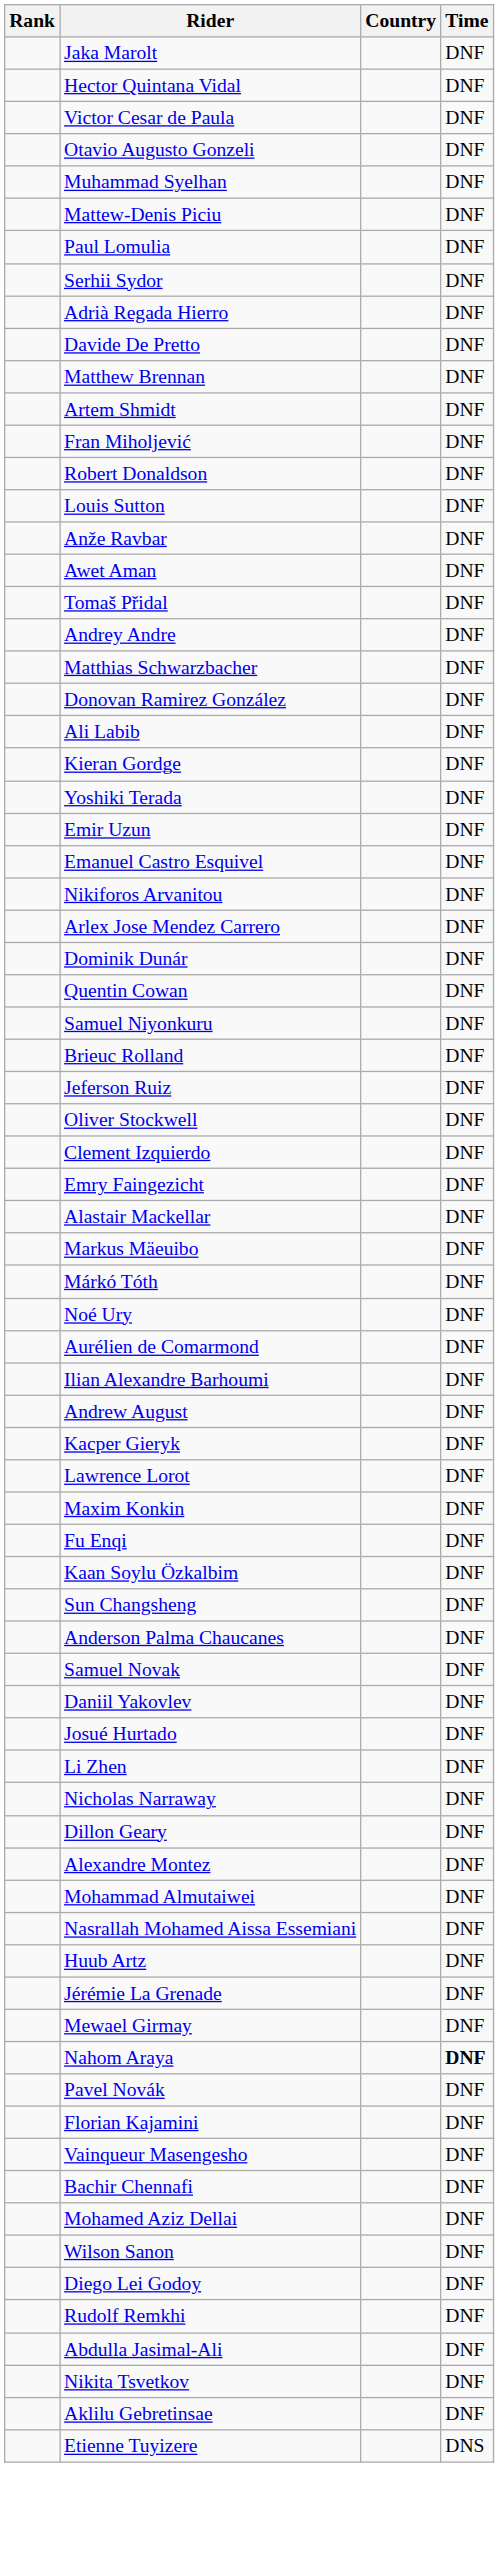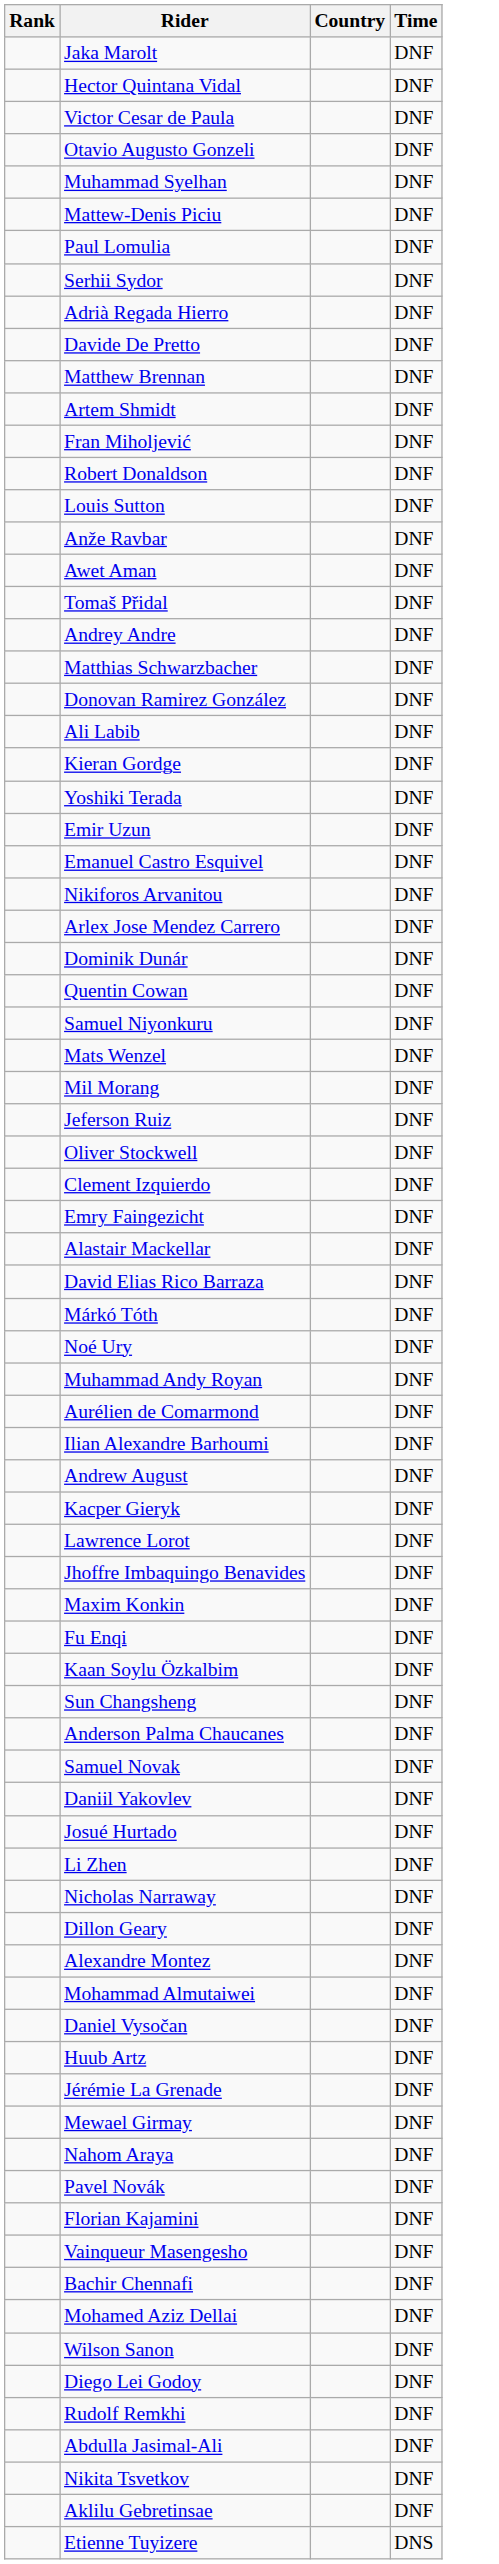- row: (124, 1055)
+ row: (115, 1055)
+ row: (112, 1087)
+ row: (164, 1281)
- row: (131, 1249)
+ row: (163, 1378)
+ row: (185, 1572)
- row: (210, 1928)
+ row: (126, 2025)
(465, 2057) bold -> (414, 2154) normal
